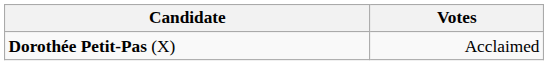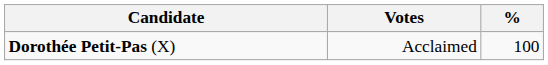+ column: (512, 18)
